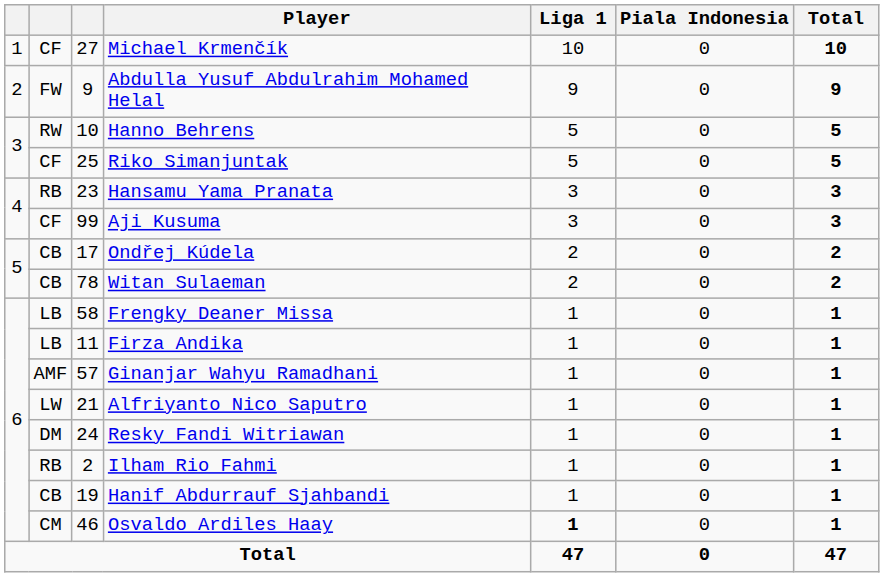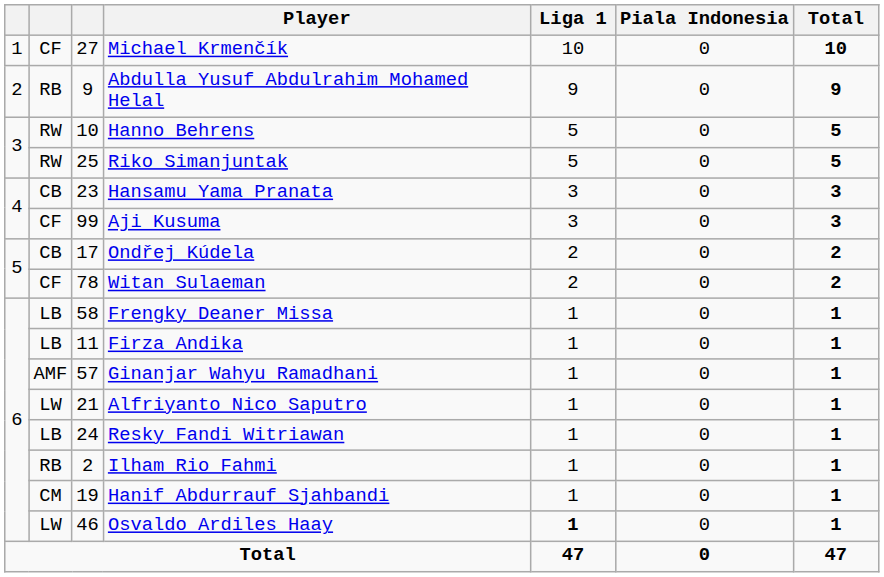(50, 92) FW -> (50, 92) RB
(50, 163) CF -> (50, 163) RW
(50, 193) RB -> (50, 193) CB
(50, 284) CB -> (50, 284) CF
(50, 436) DM -> (50, 436) LB
(50, 496) CB -> (50, 496) CM
(50, 526) CM -> (50, 526) LW
